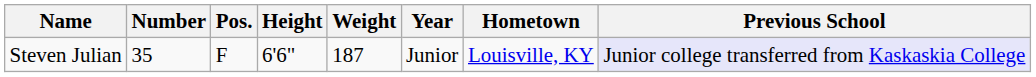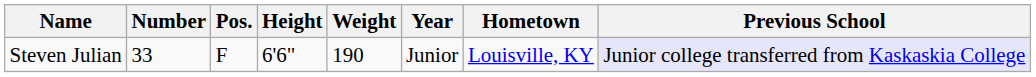(142, 54) 35 -> (142, 54) 33
(348, 54) 187 -> (348, 54) 190
